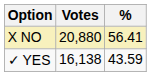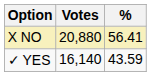(80, 60) 16,138 -> (80, 60) 16,140
